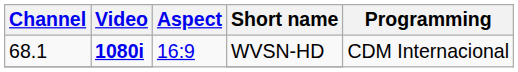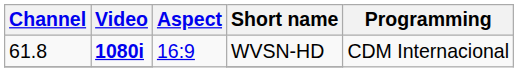(28, 50) 68.1 -> (28, 50) 61.8
